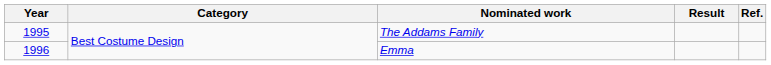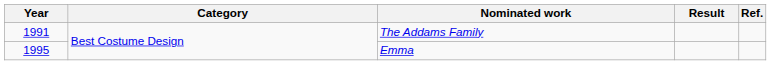(36, 32) 1995 -> (36, 32) 1991
(36, 50) 1996 -> (36, 50) 1995
